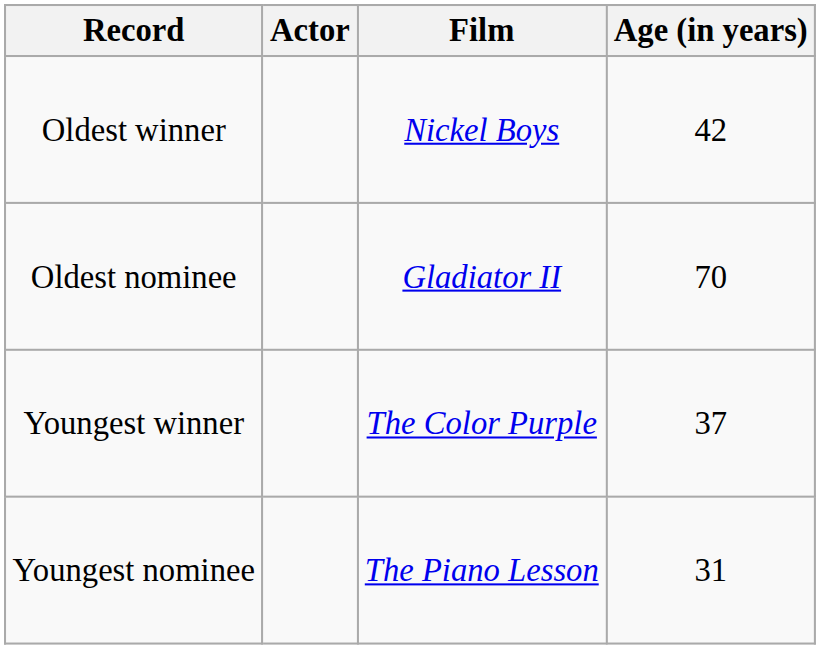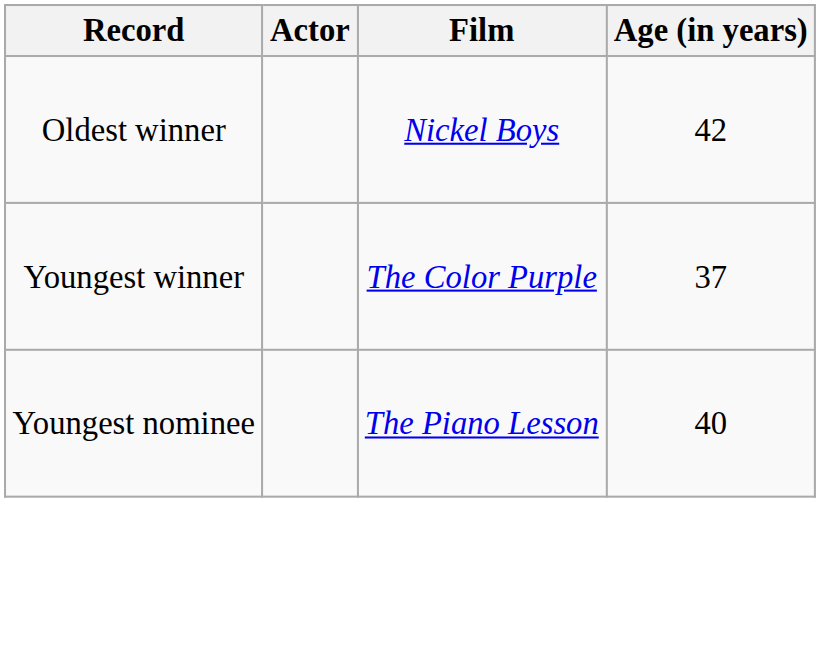- row: (134, 276)
(711, 570) 31 -> (711, 423) 40
